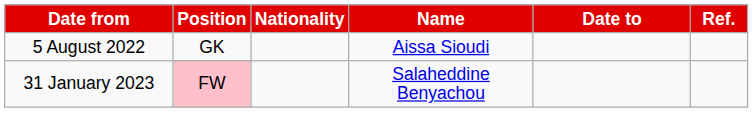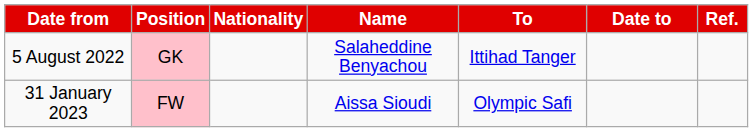+ column: (523, 19)
(212, 47) no background -> (171, 56) pink background
(441, 47) Aissa Sioudi -> (383, 56) Salaheddine Benyachou
(441, 84) Salaheddine Benyachou -> (383, 104) Aissa Sioudi
